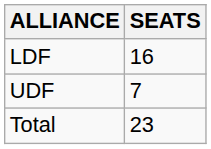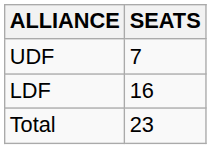rows swapped: (30, 56) <-> (32, 90)
